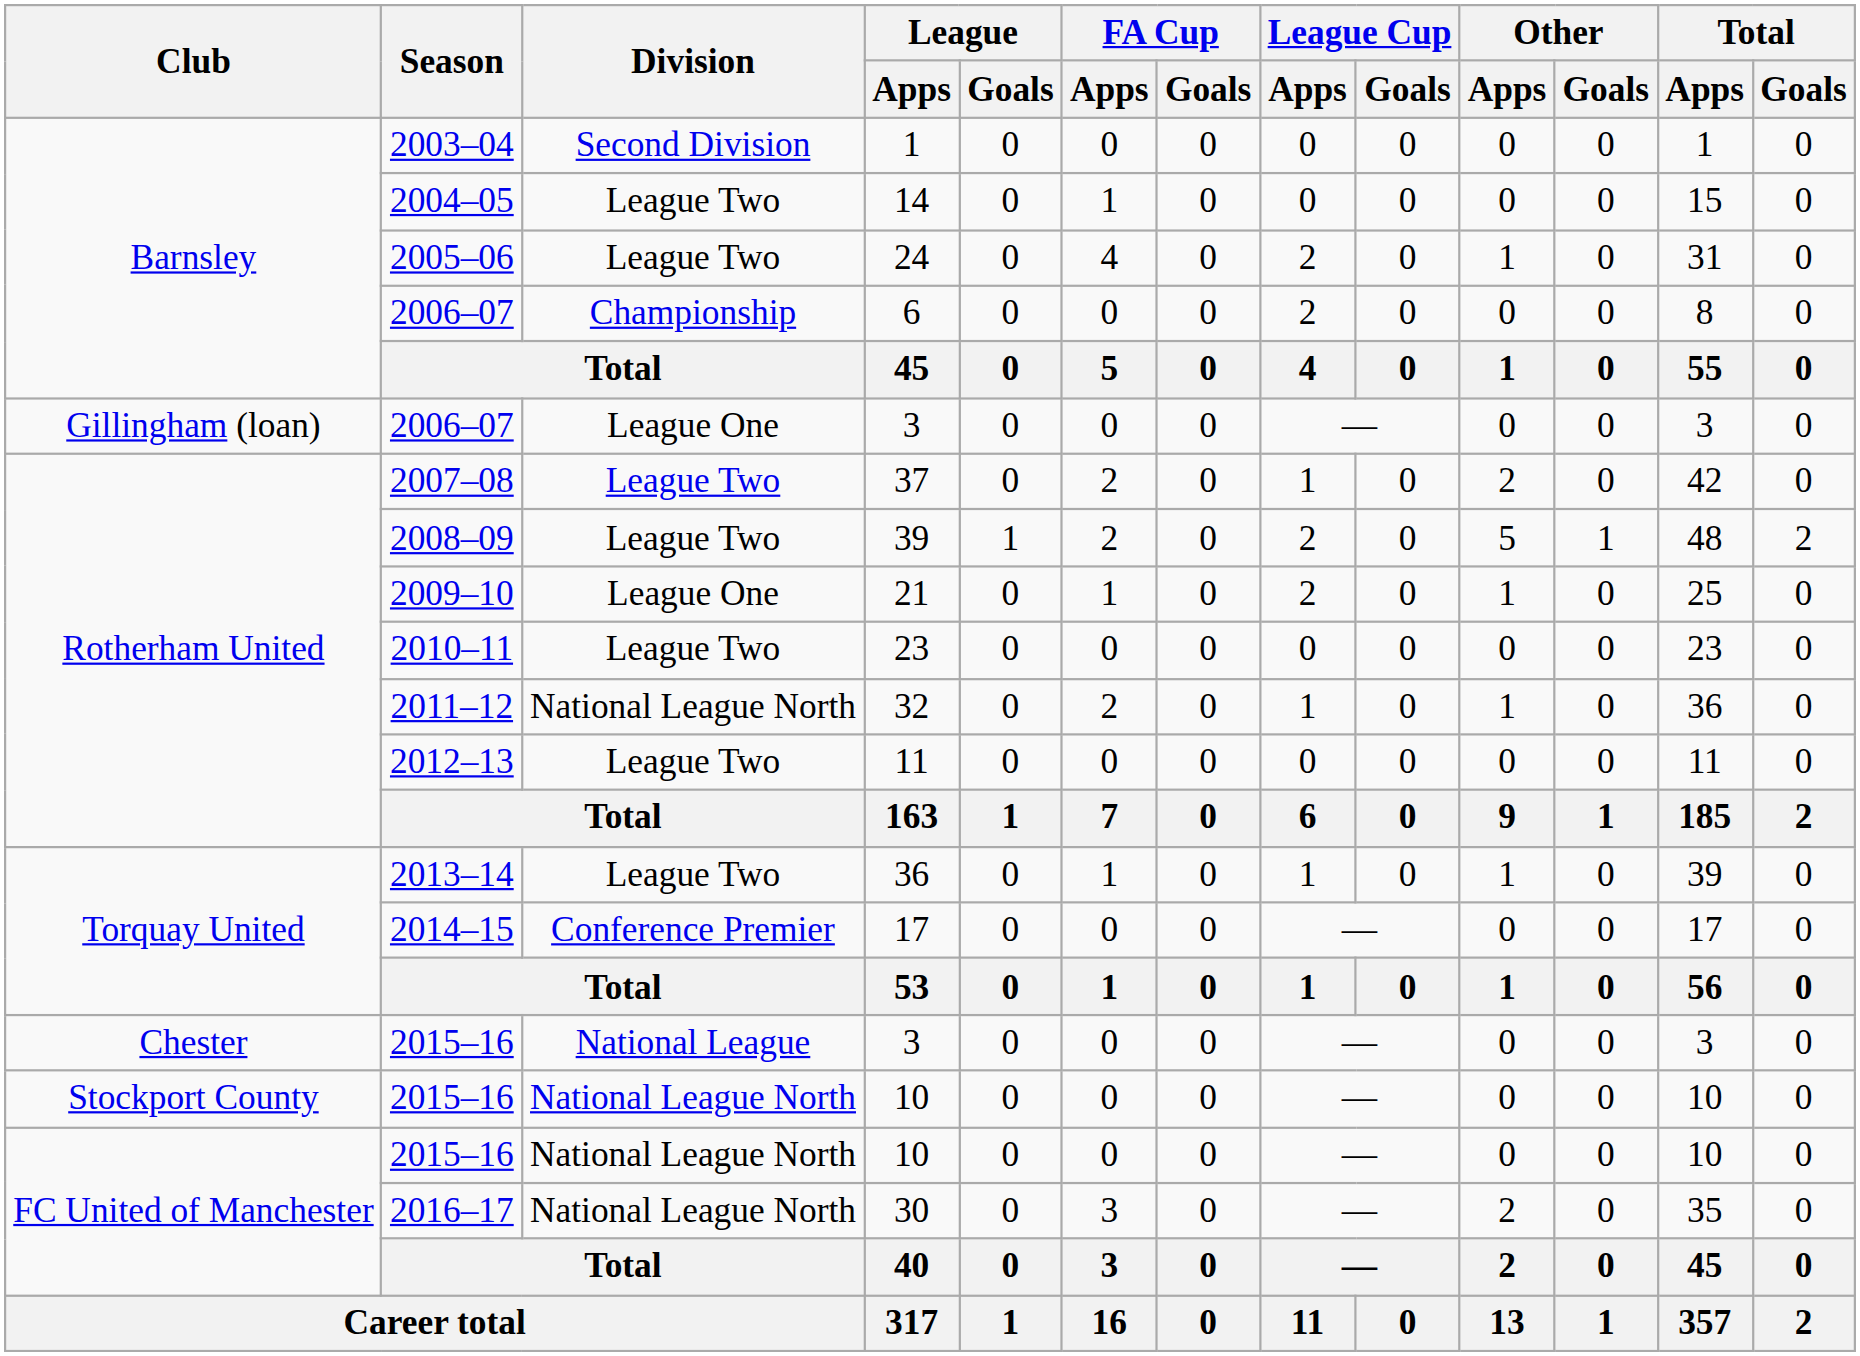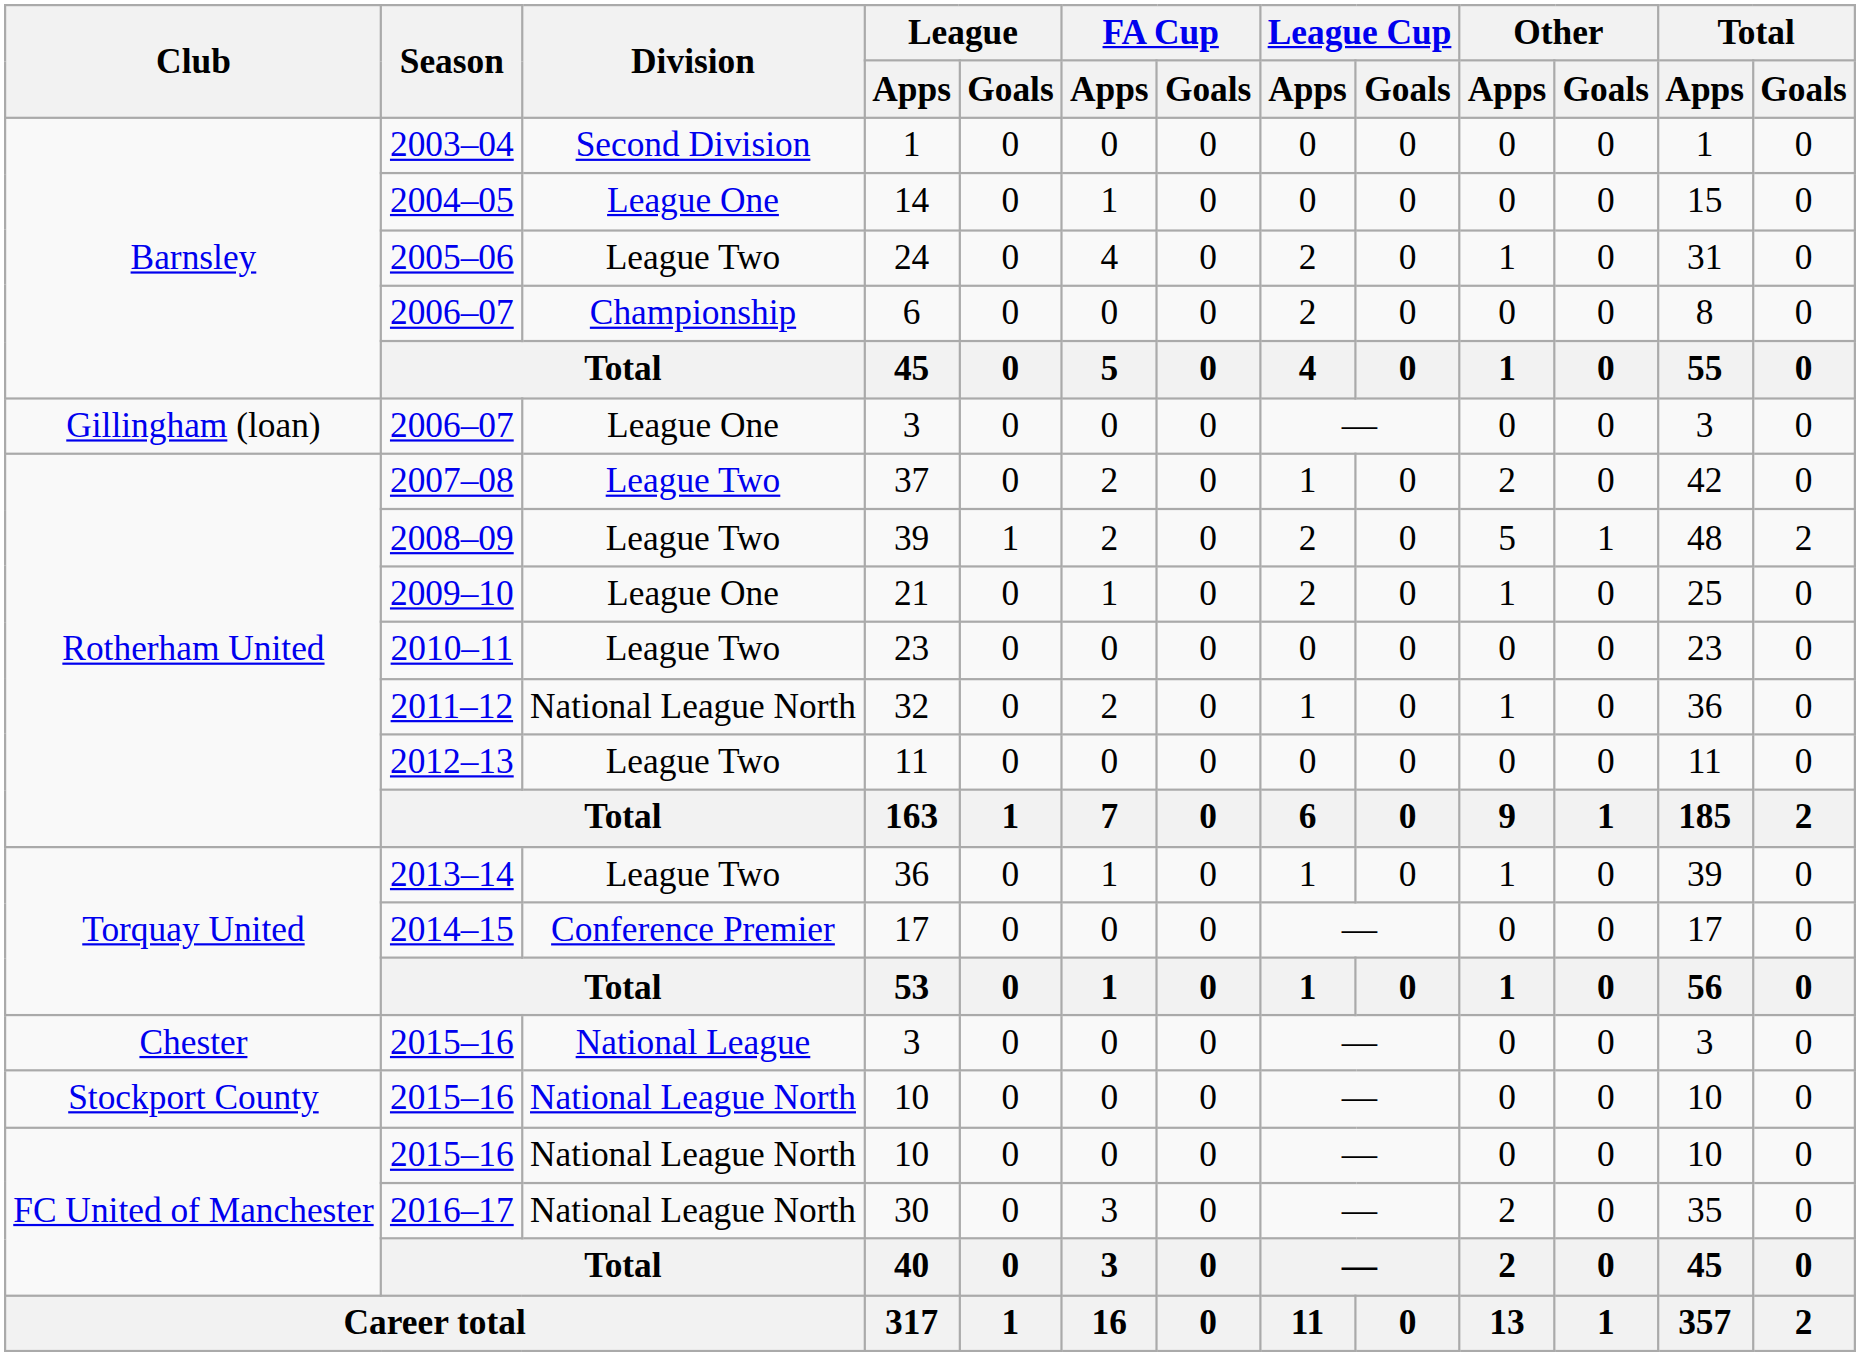(693, 200) League Two -> (693, 200) League One
